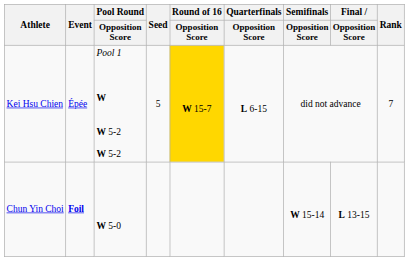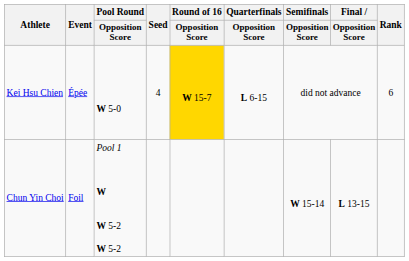(109, 104) Pool 1 W W 5-2 W 5-2 -> (109, 109) W 5-0
(158, 104) 5 -> (158, 93) 4
(391, 104) 7 -> (391, 93) 6
(76, 209) bold -> (76, 198) normal
(109, 226) W 5-0 -> (109, 198) Pool 1 W W 5-2 W 5-2
